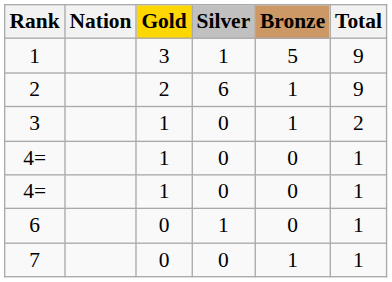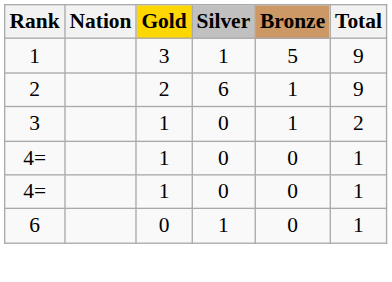- row: (35, 259)
